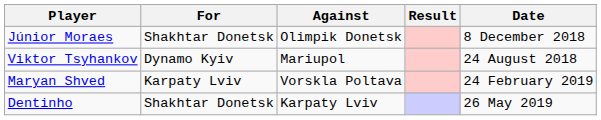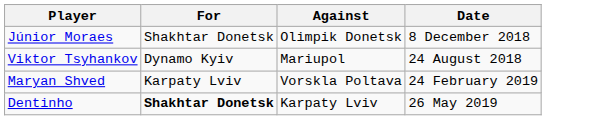- column: (433, 16)
(209, 104) normal -> (209, 104) bold
